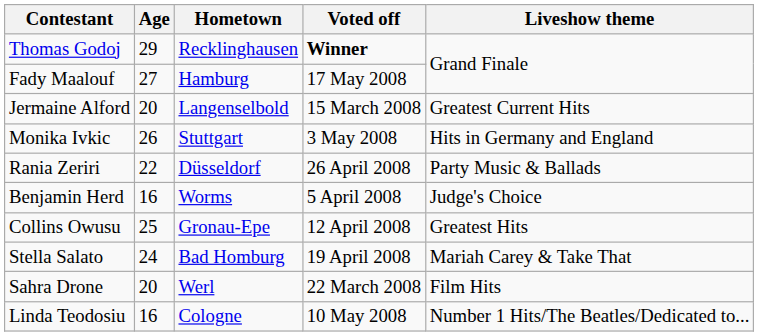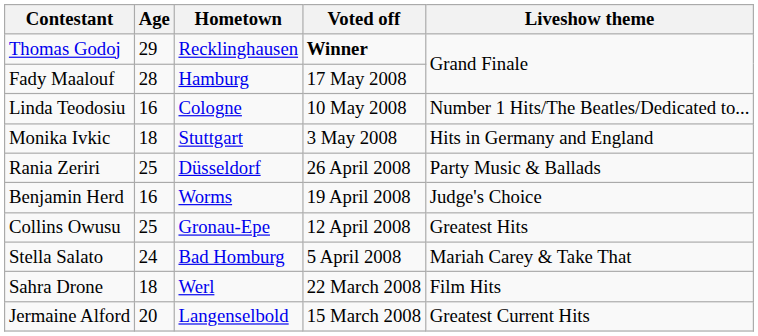(148, 78) 27 -> (148, 78) 28
rows swapped: (67, 316) <-> (69, 108)
(148, 138) 26 -> (148, 138) 18
(148, 167) 22 -> (148, 167) 25
(354, 197) 5 April 2008 -> (359, 197) 19 April 2008
(359, 256) 19 April 2008 -> (354, 256) 5 April 2008
(148, 286) 20 -> (148, 286) 18
